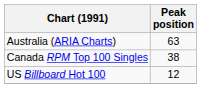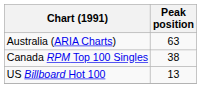(173, 74) 12 -> (173, 74) 13
